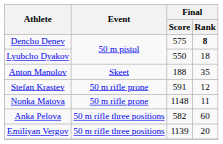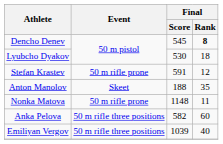(180, 42) 575 -> (180, 42) 545
(180, 57) 550 -> (180, 57) 530
rows swapped: (38, 87) <-> (38, 72)
(180, 132) 1139 -> (180, 132) 1039
(205, 132) 20 -> (205, 132) 40
